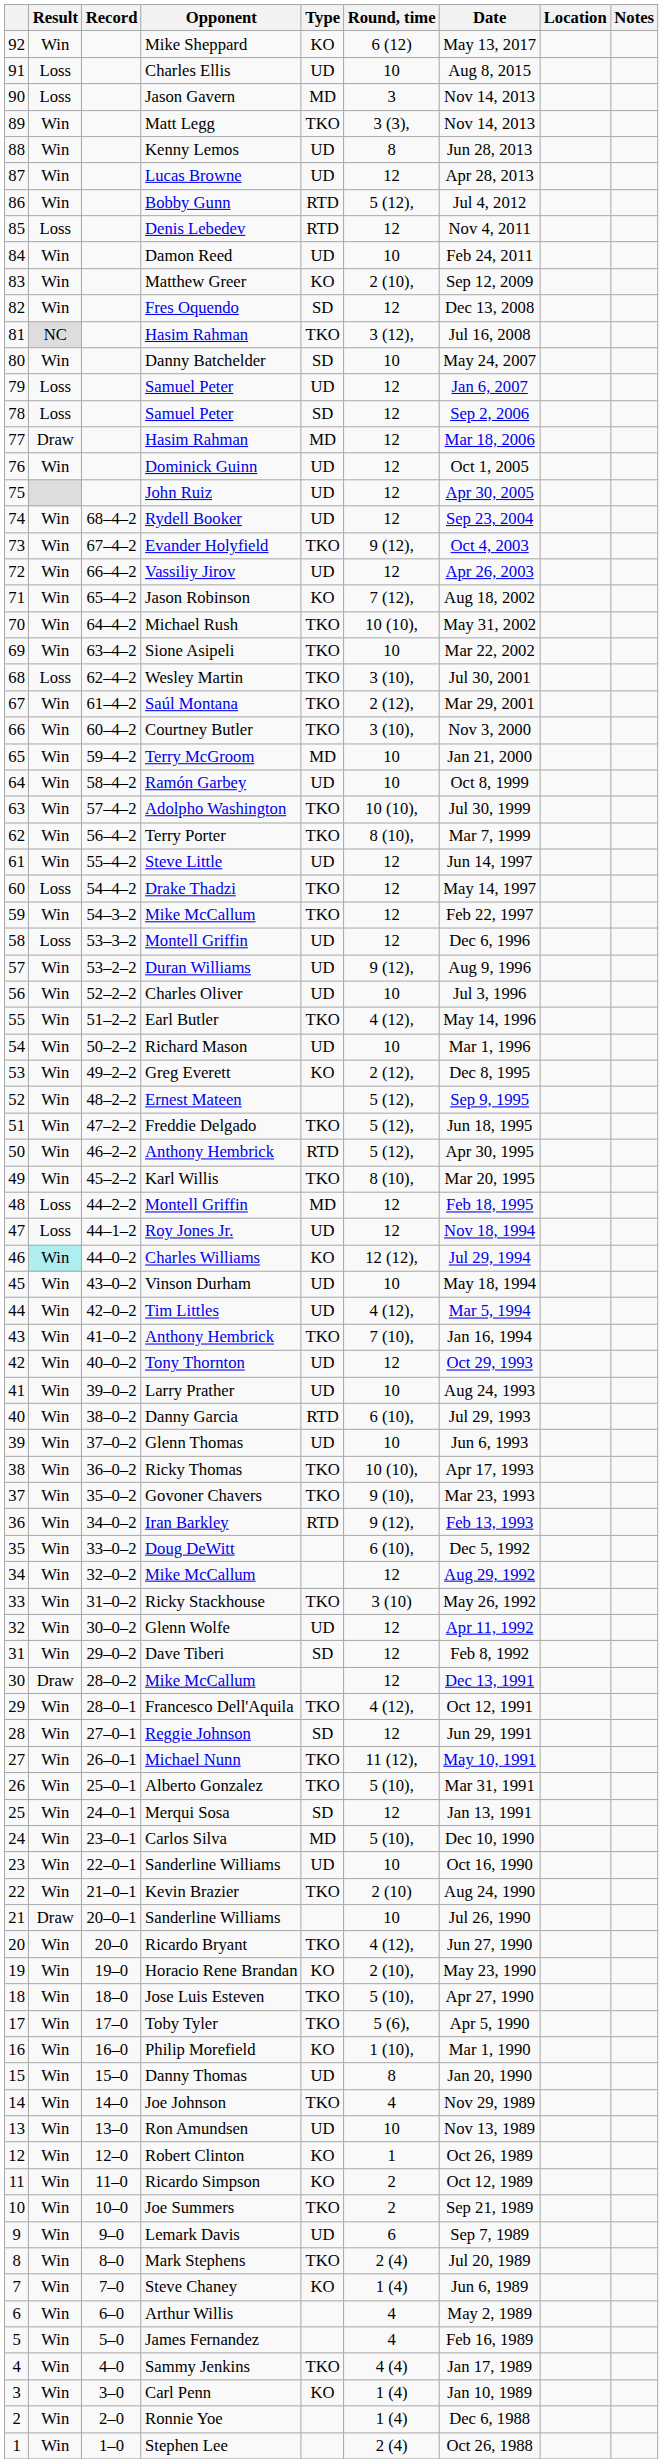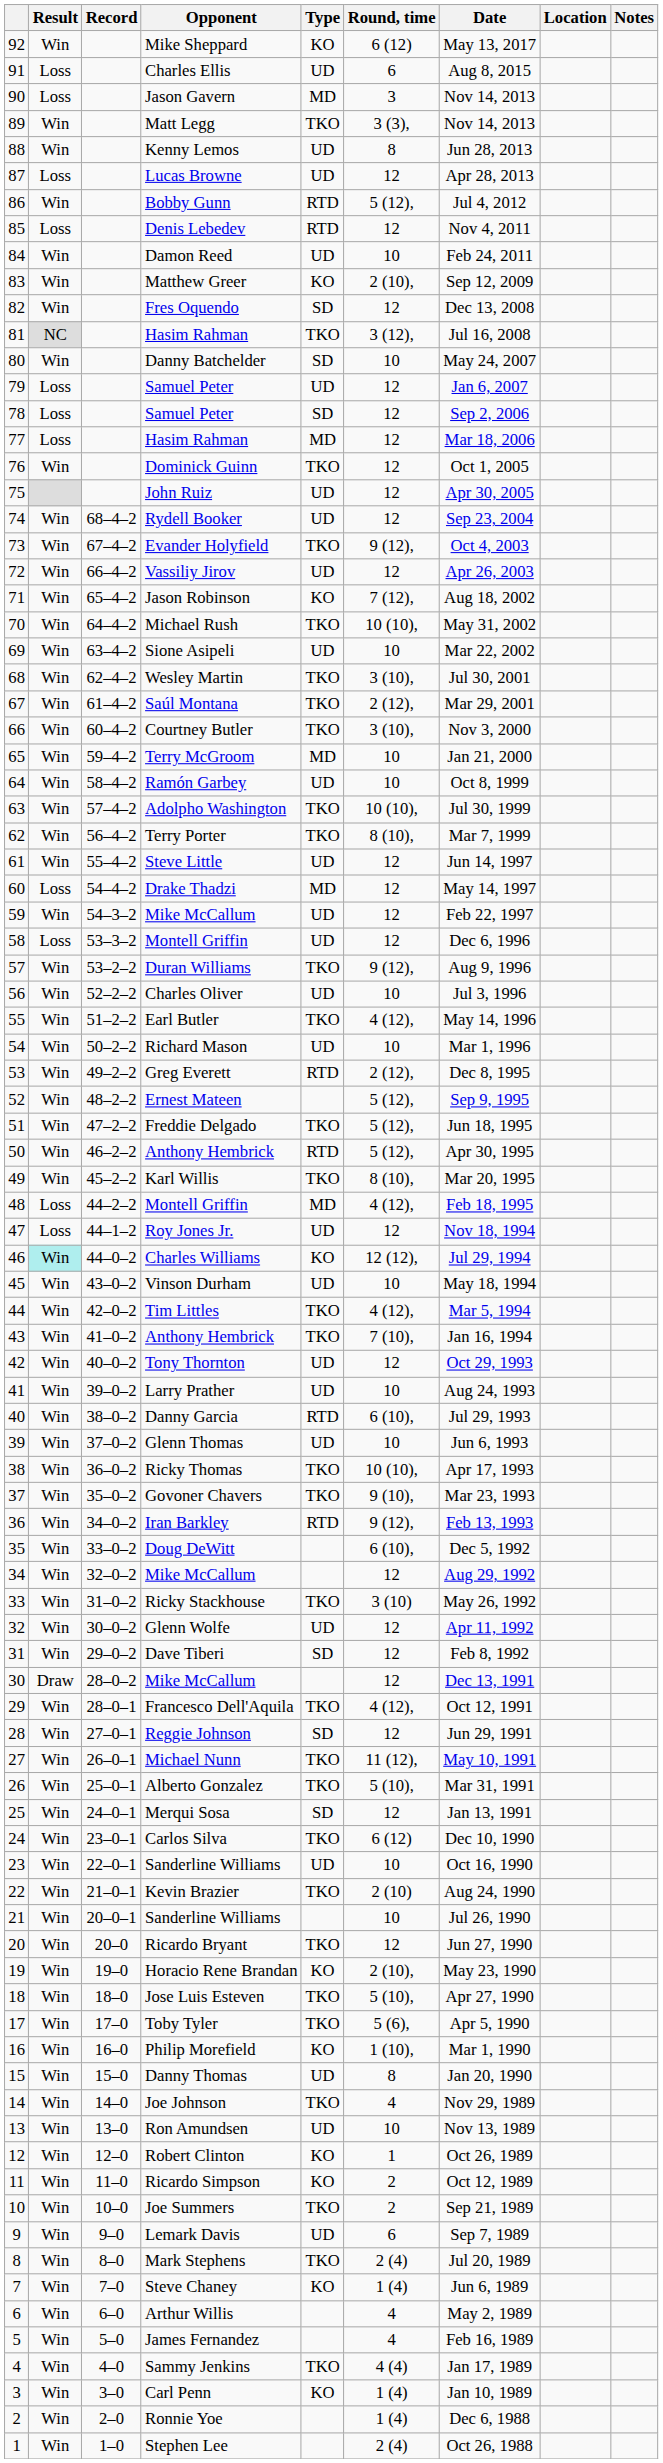(392, 70) 10 -> (392, 70) 6
(55, 176) Win -> (55, 176) Loss
(55, 439) Draw -> (55, 439) Loss
(323, 466) UD -> (323, 466) TKO
(323, 651) TKO -> (323, 651) UD
(55, 677) Loss -> (55, 677) Win
(323, 888) TKO -> (323, 888) MD
(323, 914) TKO -> (323, 914) UD
(323, 967) UD -> (323, 967) TKO
(323, 1073) KO -> (323, 1073) RTD
(392, 1205) 12 -> (392, 1205) 4 (12),
(323, 1310) UD -> (323, 1310) TKO
(323, 1838) MD -> (323, 1838) TKO
(392, 1838) 5 (10), -> (392, 1838) 6 (12)
(55, 1917) Draw -> (55, 1917) Win
(392, 1944) 4 (12), -> (392, 1944) 12
